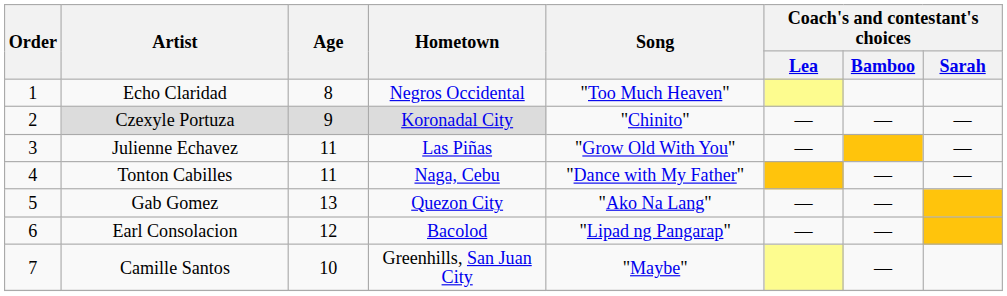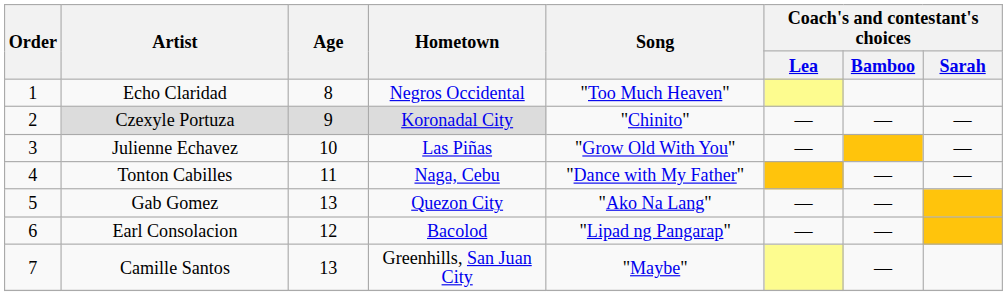(328, 148) 11 -> (328, 148) 10
(328, 268) 10 -> (328, 268) 13
